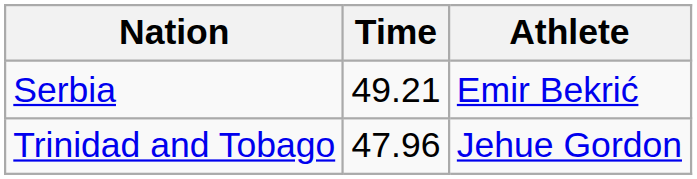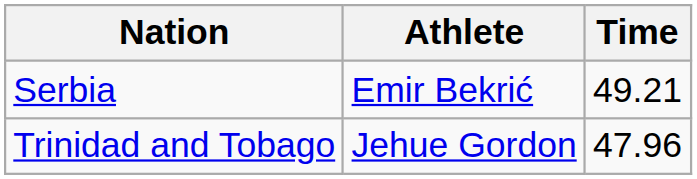columns swapped: (569, 32) <-> (396, 32)
